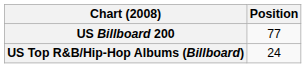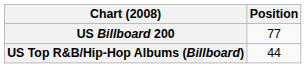(274, 53) 24 -> (274, 53) 44
